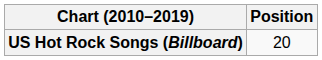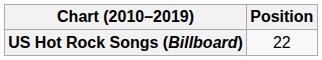(282, 42) 20 -> (282, 42) 22
